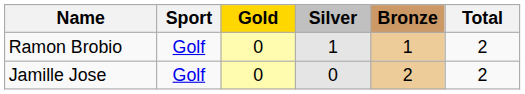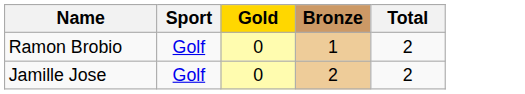- column: (333, 18)
